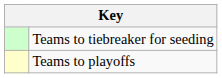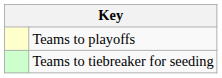rows swapped: (84, 61) <-> (123, 38)
